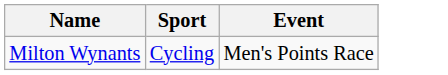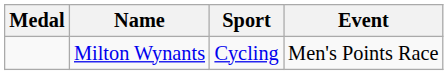+ column: (37, 20)
